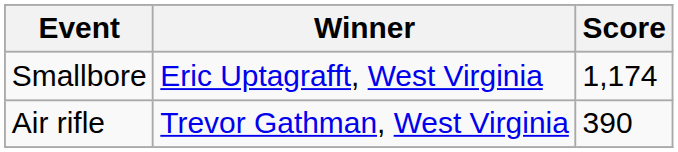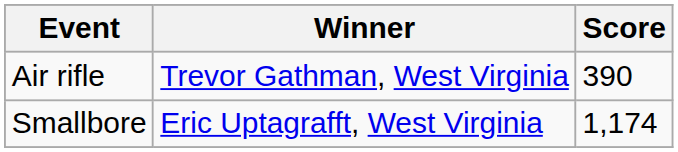rows swapped: (79, 75) <-> (58, 123)
